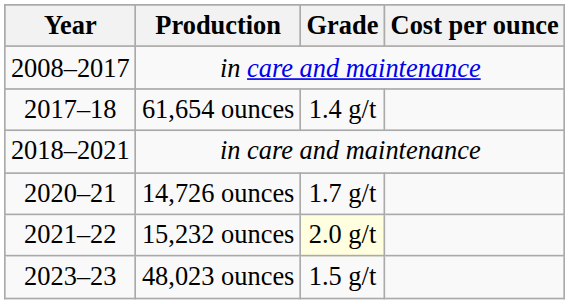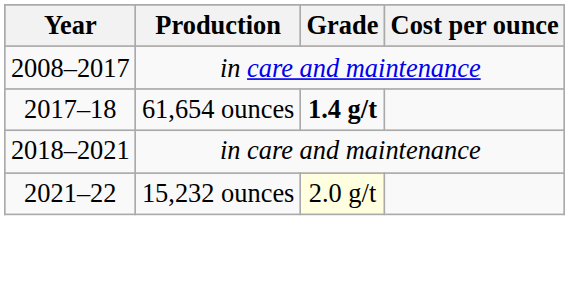(342, 109) normal -> (342, 109) bold
- row: (70, 192)
- row: (70, 276)
